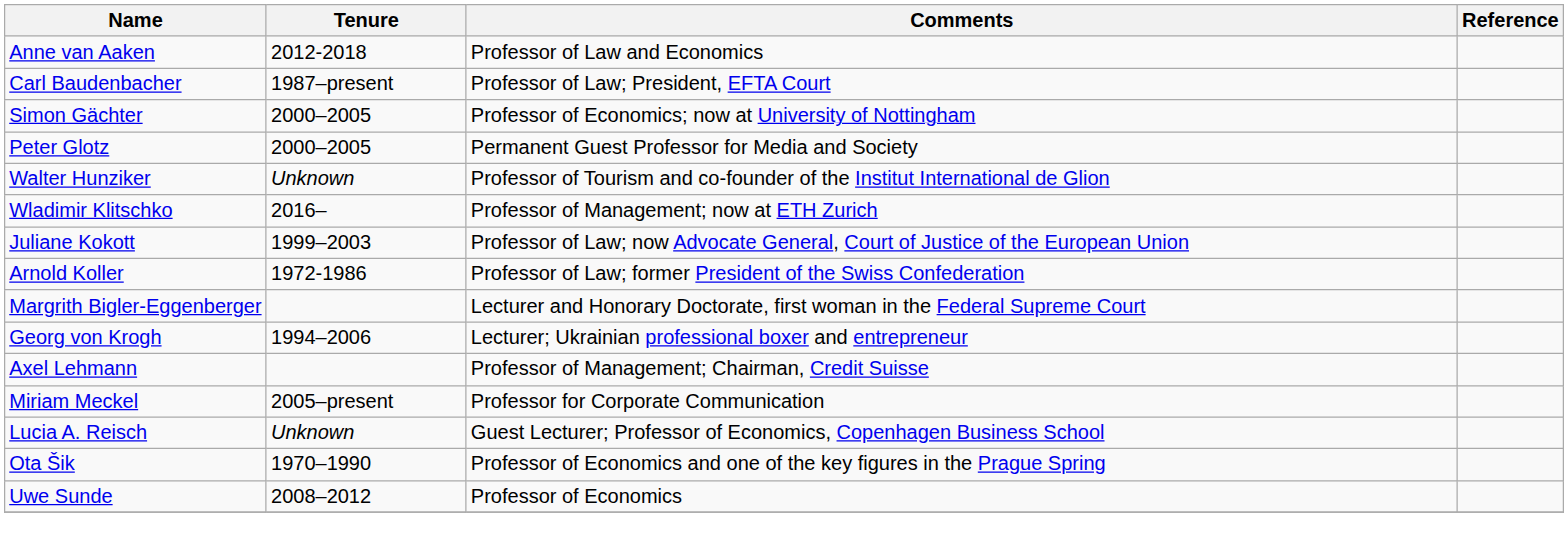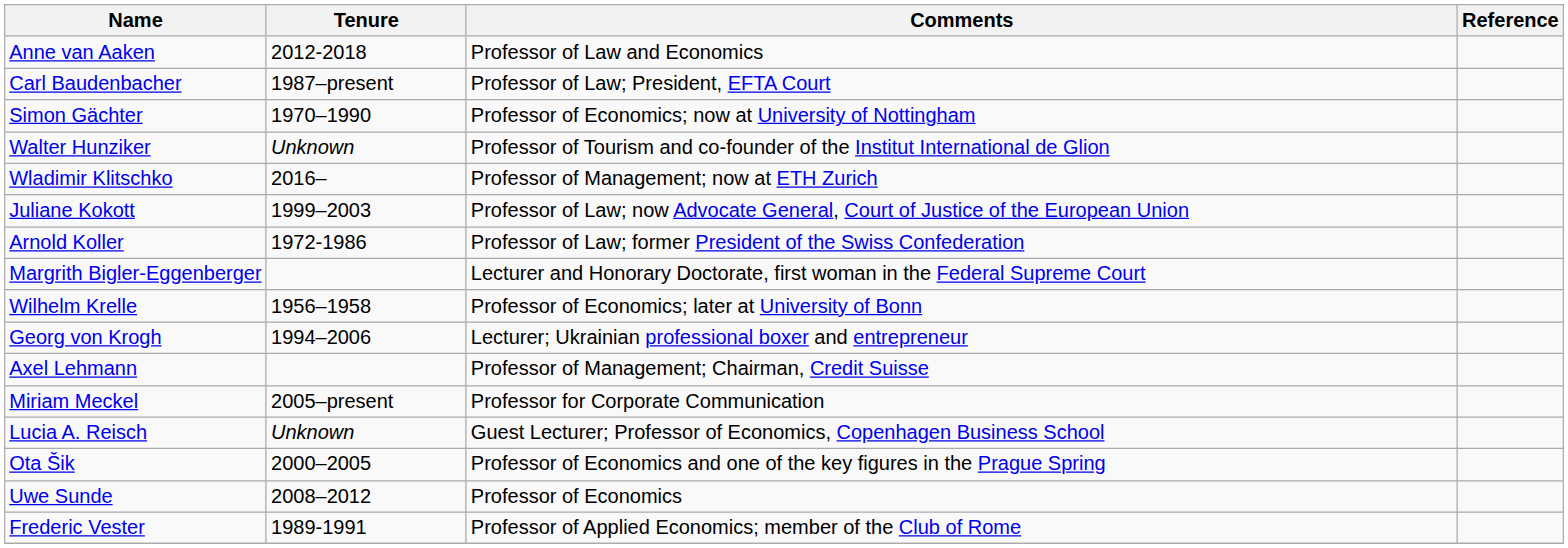(321, 115) 2000–2005 -> (321, 115) 1970–1990
- row: (59, 147)
+ row: (73, 305)
(321, 464) 1970–1990 -> (321, 464) 2000–2005
+ row: (77, 527)
